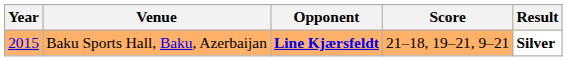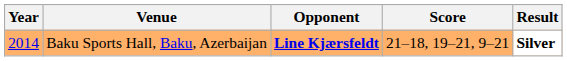(24, 43) 2015 -> (24, 43) 2014
